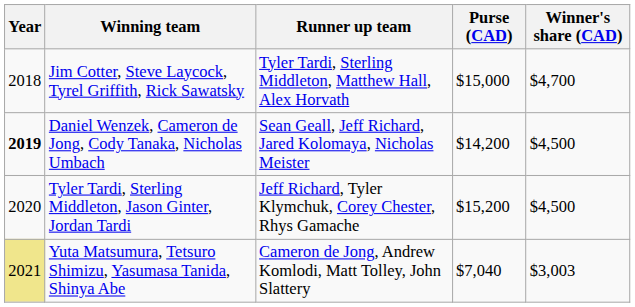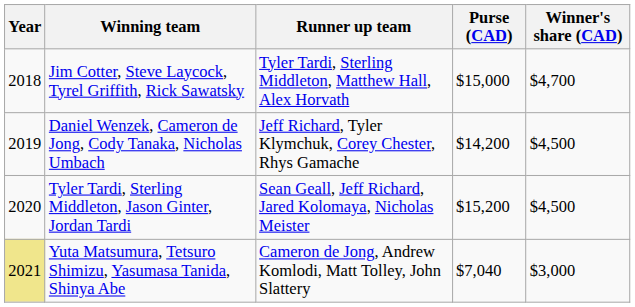(25, 144) bold -> (25, 144) normal
(346, 144) Sean Geall, Jeff Richard, Jared Kolomaya, Nicholas Meister -> (347, 144) Jeff Richard, Tyler Klymchuk, Corey Chester, Rhys Gamache
(347, 207) Jeff Richard, Tyler Klymchuk, Corey Chester, Rhys Gamache -> (346, 207) Sean Geall, Jeff Richard, Jared Kolomaya, Nicholas Meister
(553, 270) $3,003 -> (553, 270) $3,000
